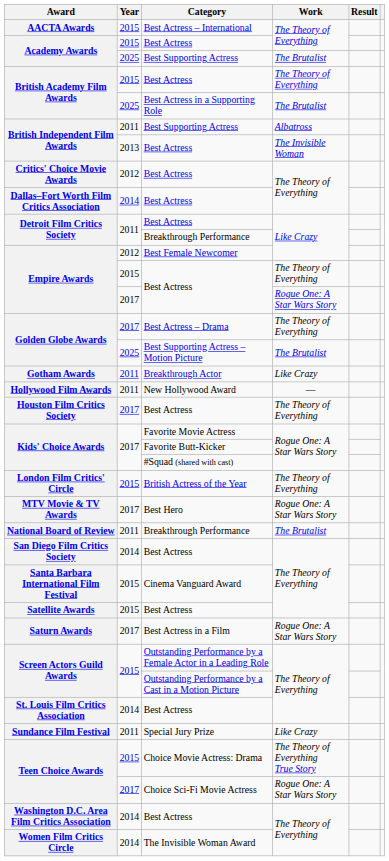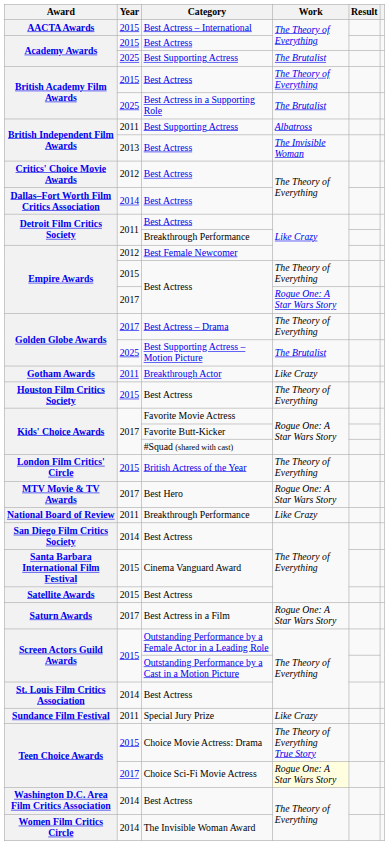- row: (61, 389)
(129, 410) 2017 -> (129, 395) 2015
(300, 530) The Brutalist -> (296, 515) Like Crazy
(306, 790) no background -> (306, 774) lightyellow background
